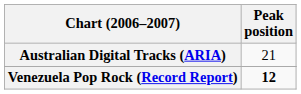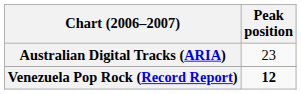(269, 54) 21 -> (269, 54) 23
